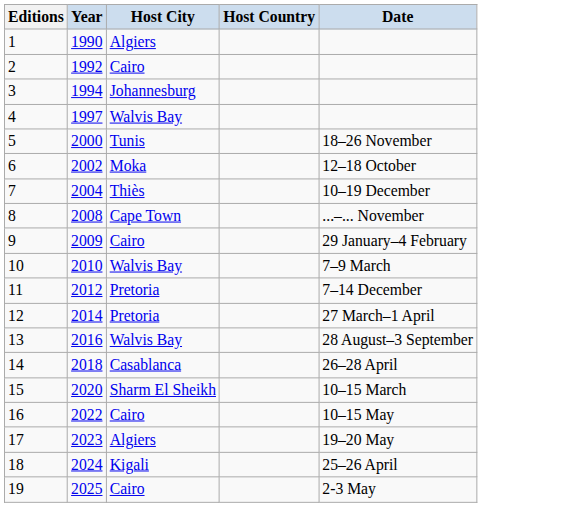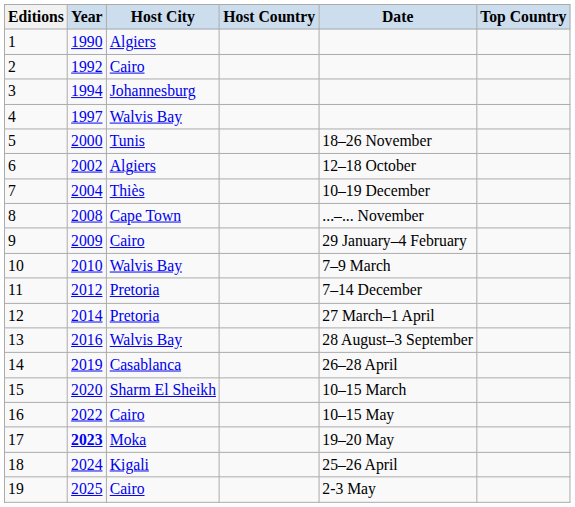+ column: (523, 16)
(128, 166) Moka -> (133, 166) Algiers
(87, 365) 2018 -> (87, 365) 2019
(87, 439) normal -> (87, 439) bold
(133, 439) Algiers -> (128, 439) Moka
